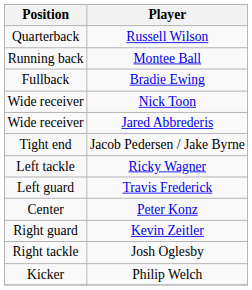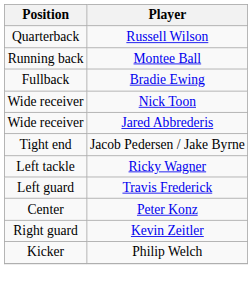- row: (167, 252)
